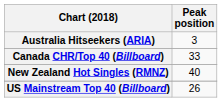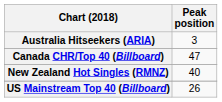(194, 56) 33 -> (194, 56) 47
